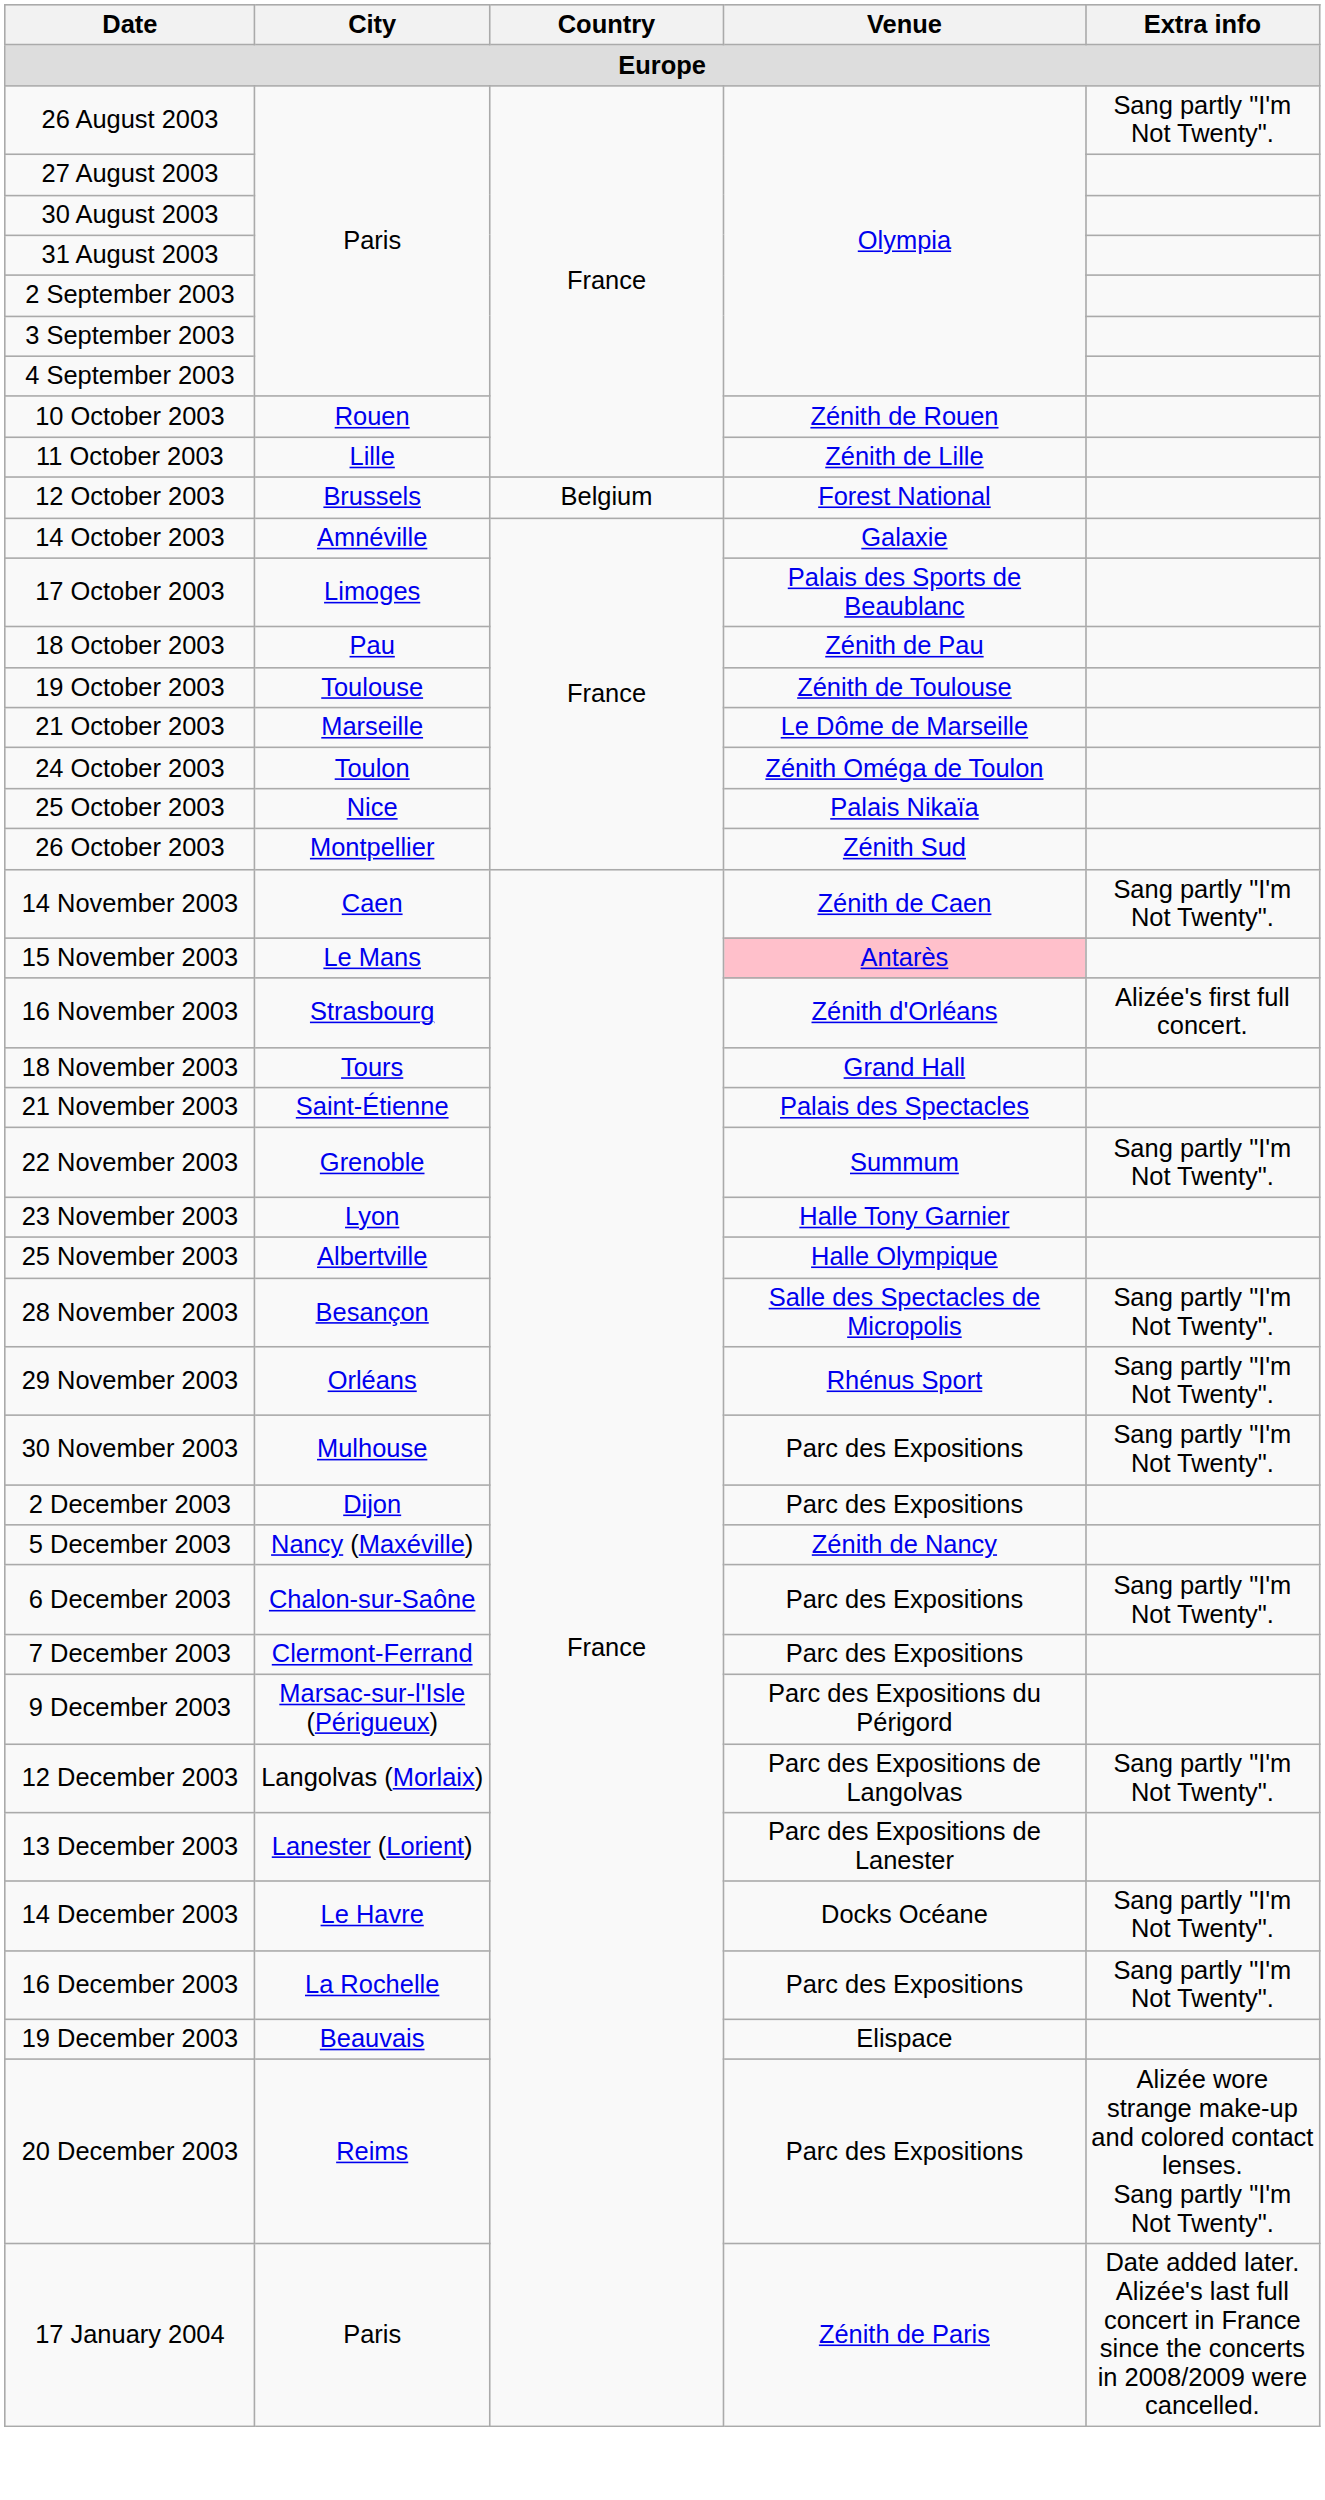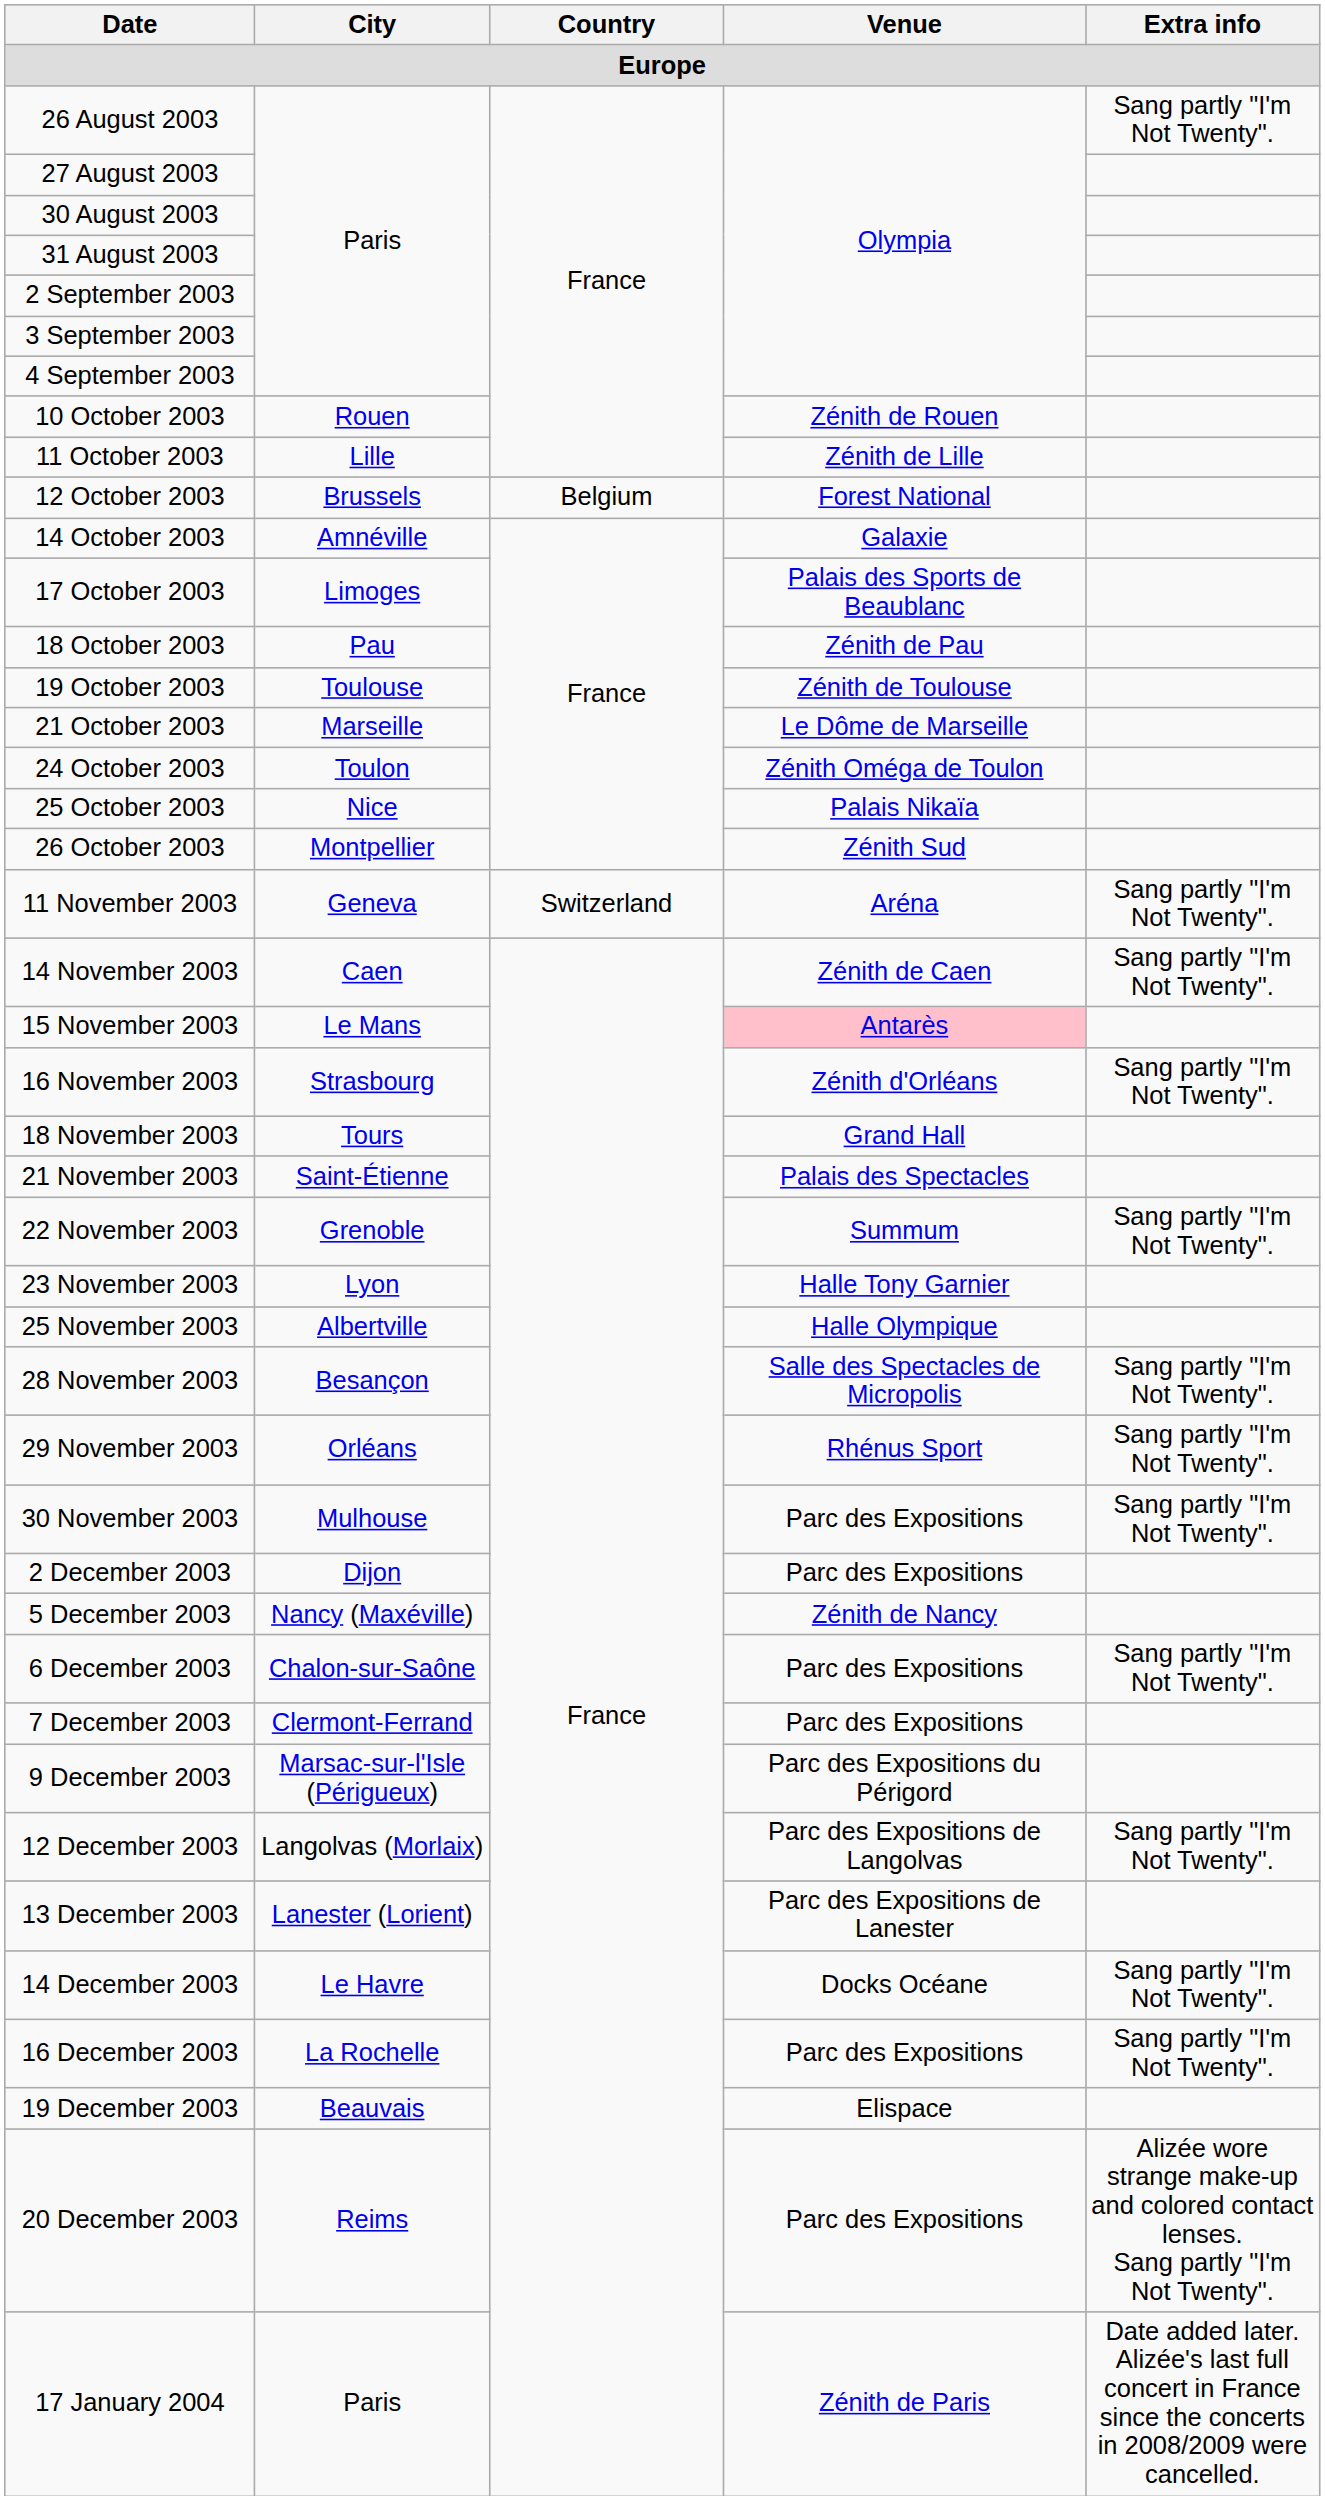+ row: (130, 903)
(1202, 1012) Alizée's first full concert. -> (1202, 1081) Sang partly "I'm Not Twenty".
